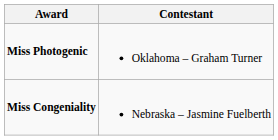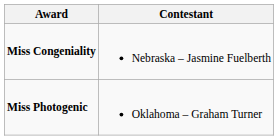rows swapped: (51, 107) <-> (47, 51)
